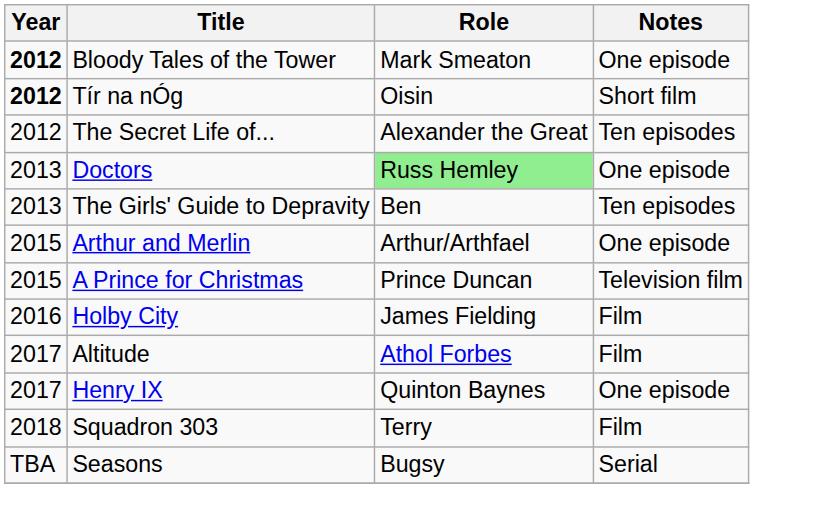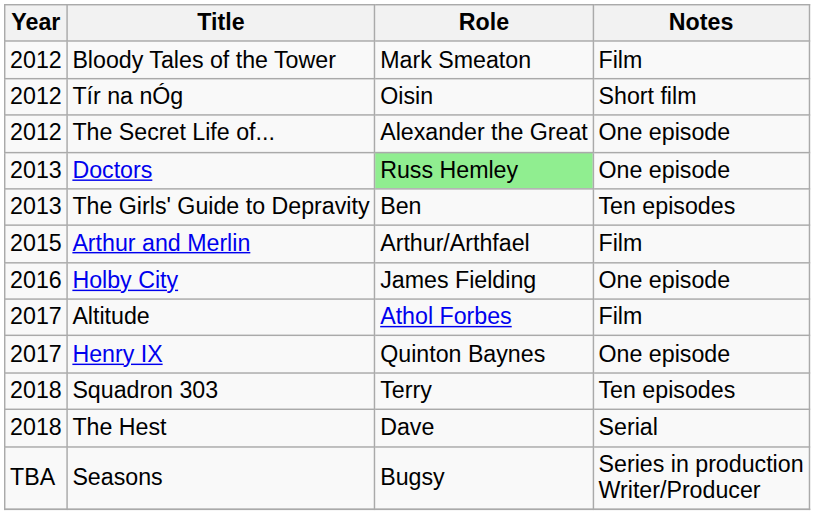(36, 59) bold -> (36, 59) normal
(664, 59) One episode -> (620, 59) Film
(36, 96) bold -> (36, 96) normal
(667, 133) Ten episodes -> (664, 133) One episode
(664, 243) One episode -> (620, 243) Film
- row: (188, 280)
(620, 317) Film -> (664, 280) One episode
(620, 427) Film -> (667, 390) Ten episodes
+ row: (119, 427)
(628, 464) Serial -> (701, 477) Series in production Writer/Producer
